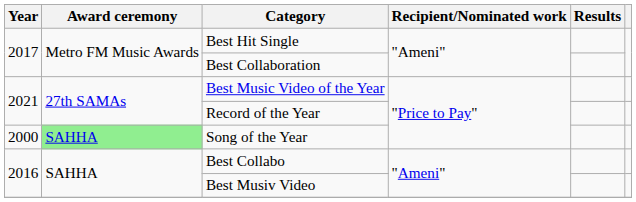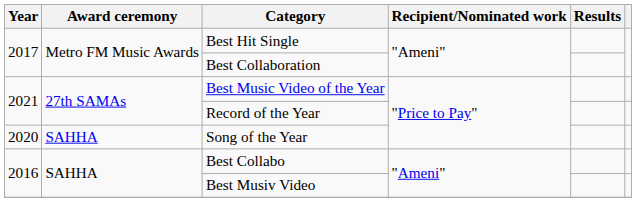(23, 137) 2000 -> (23, 137) 2020
(72, 137) lightgreen background -> (72, 137) no background
